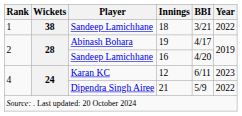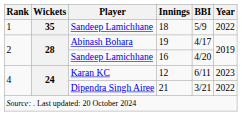(50, 27) 38 -> (50, 27) 35
(203, 27) 3/21 -> (200, 27) 5/9
(200, 88) 5/9 -> (203, 88) 3/21
